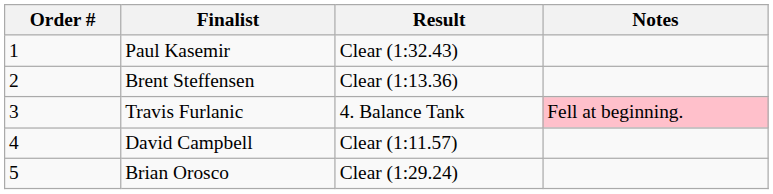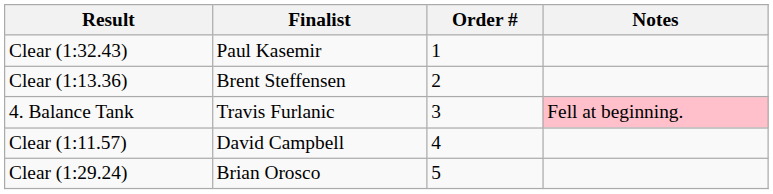columns swapped: (63, 19) <-> (439, 19)
